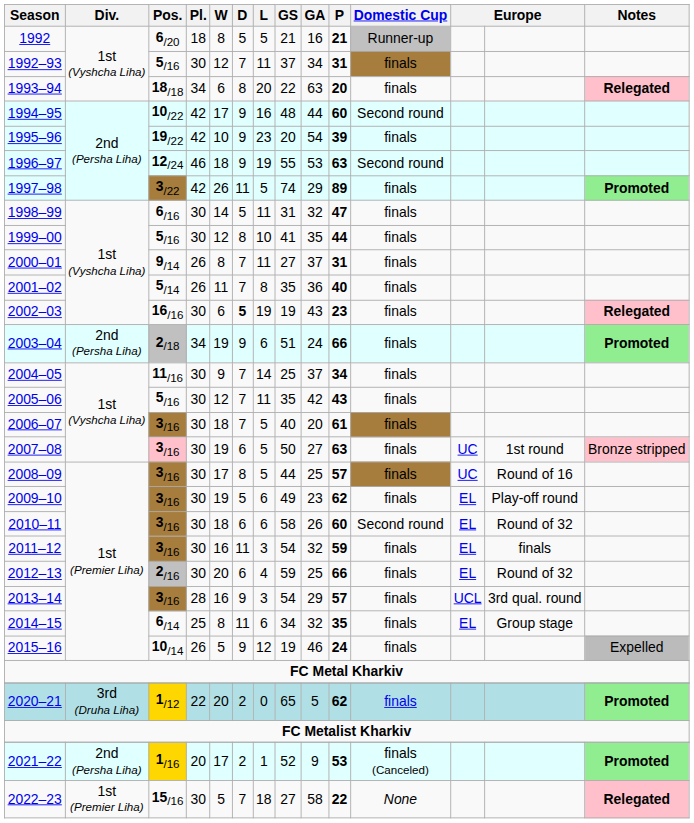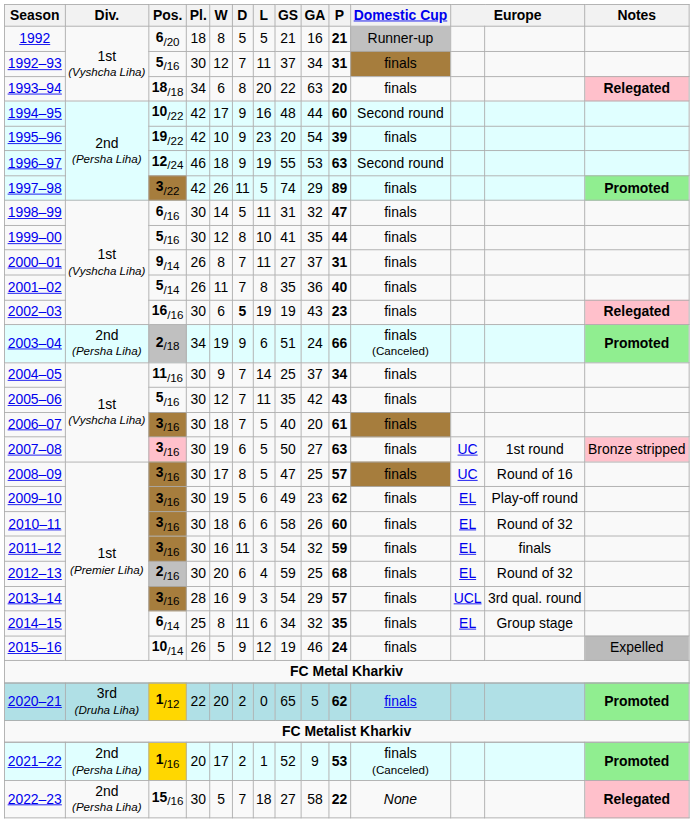(400, 343) finals -> (400, 343) finals (Canceled)
(288, 474) 44 -> (288, 474) 47
(400, 524) Second round -> (400, 524) finals
(340, 573) 66 -> (340, 573) 68
(107, 799) 1st (Premier Liha) -> (107, 799) 2nd (Persha Liha)
